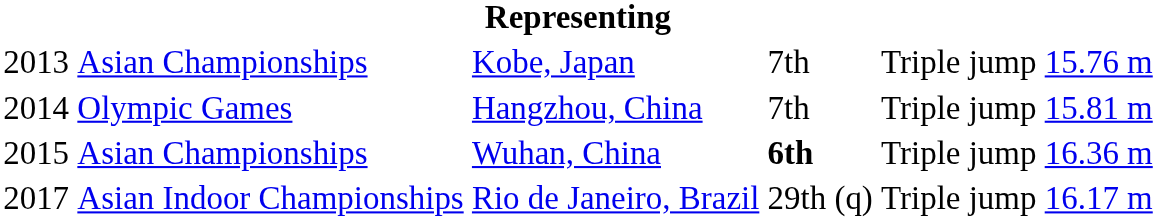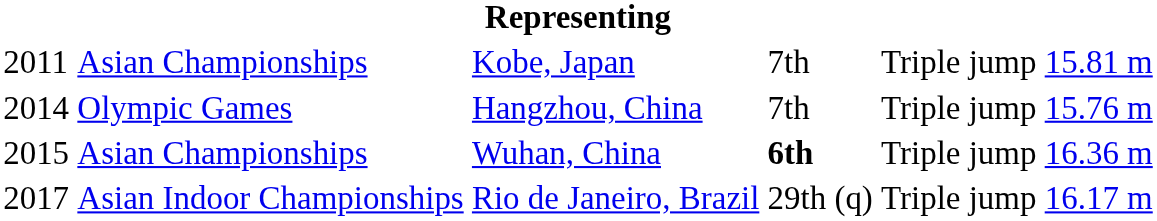(36, 62) 2013 -> (36, 62) 2011
(1099, 62) 15.76 m -> (1099, 62) 15.81 m
(1099, 107) 15.81 m -> (1099, 107) 15.76 m
